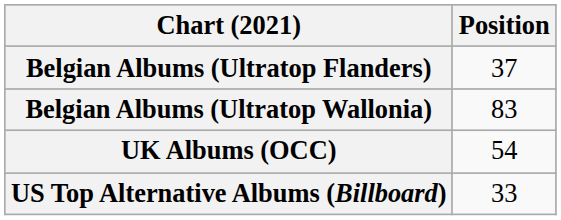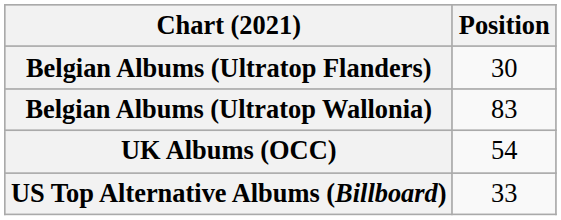(504, 67) 37 -> (504, 67) 30
